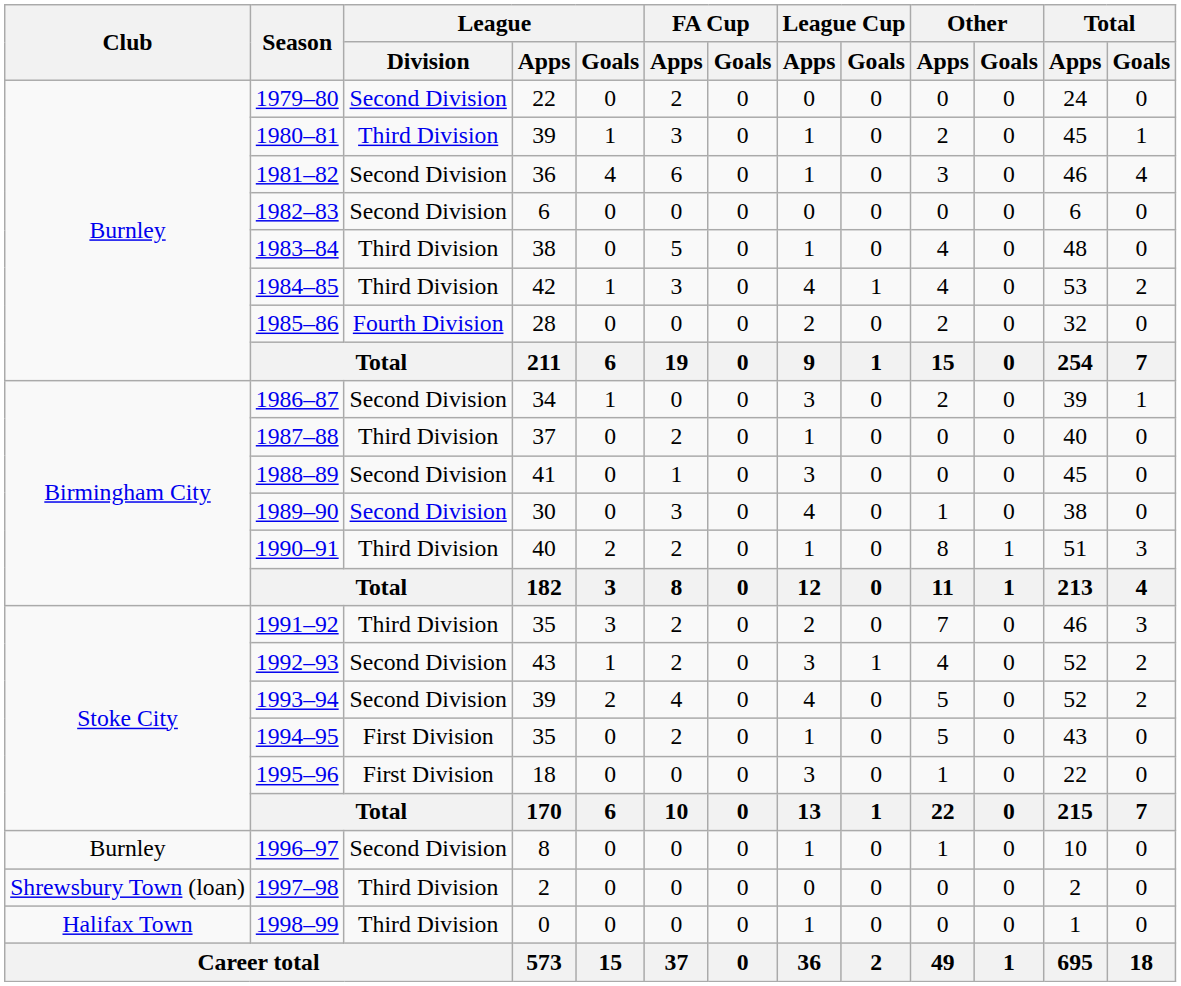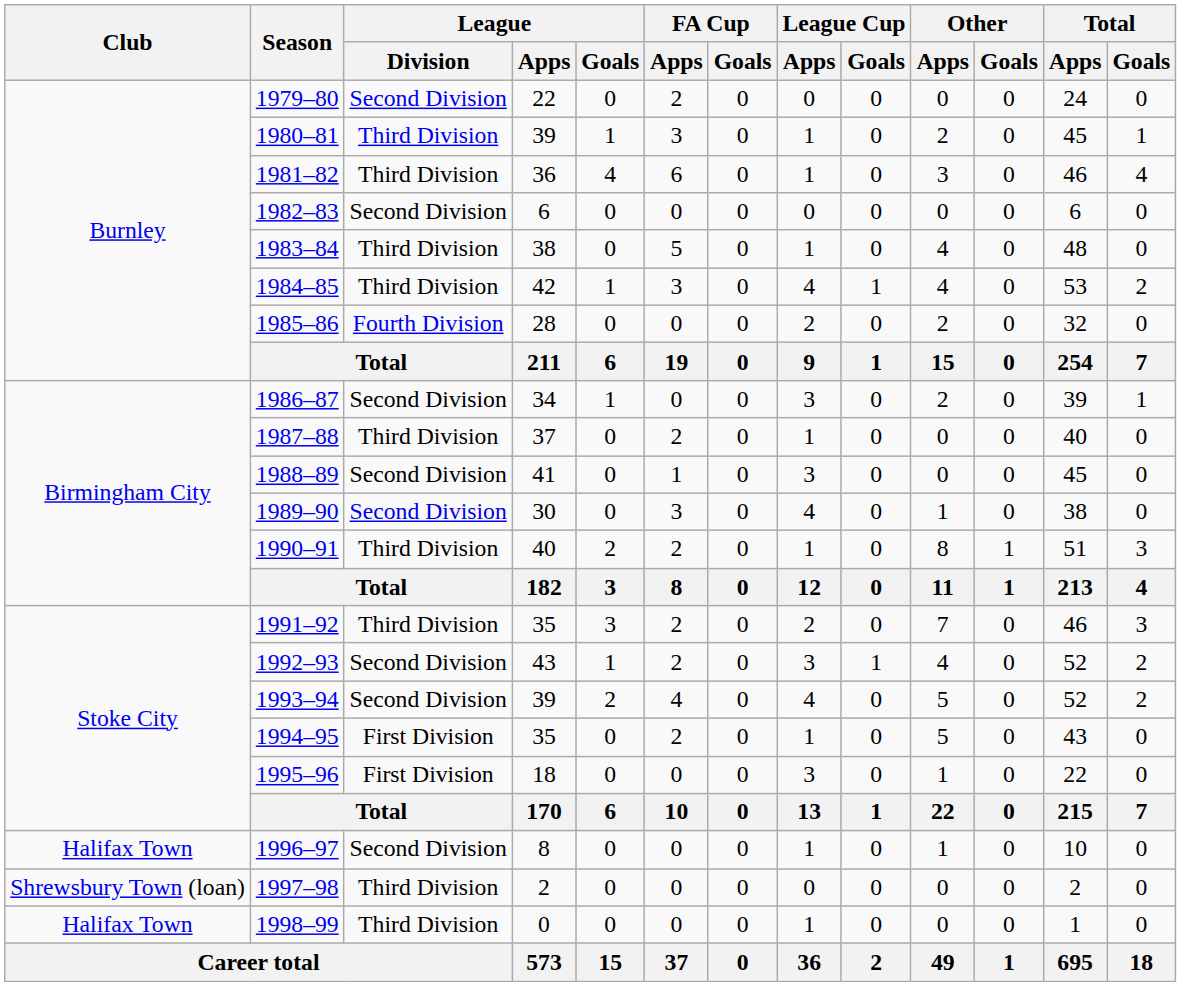(428, 173) Second Division -> (428, 173) Third Division
(128, 849) Burnley -> (128, 849) Halifax Town
